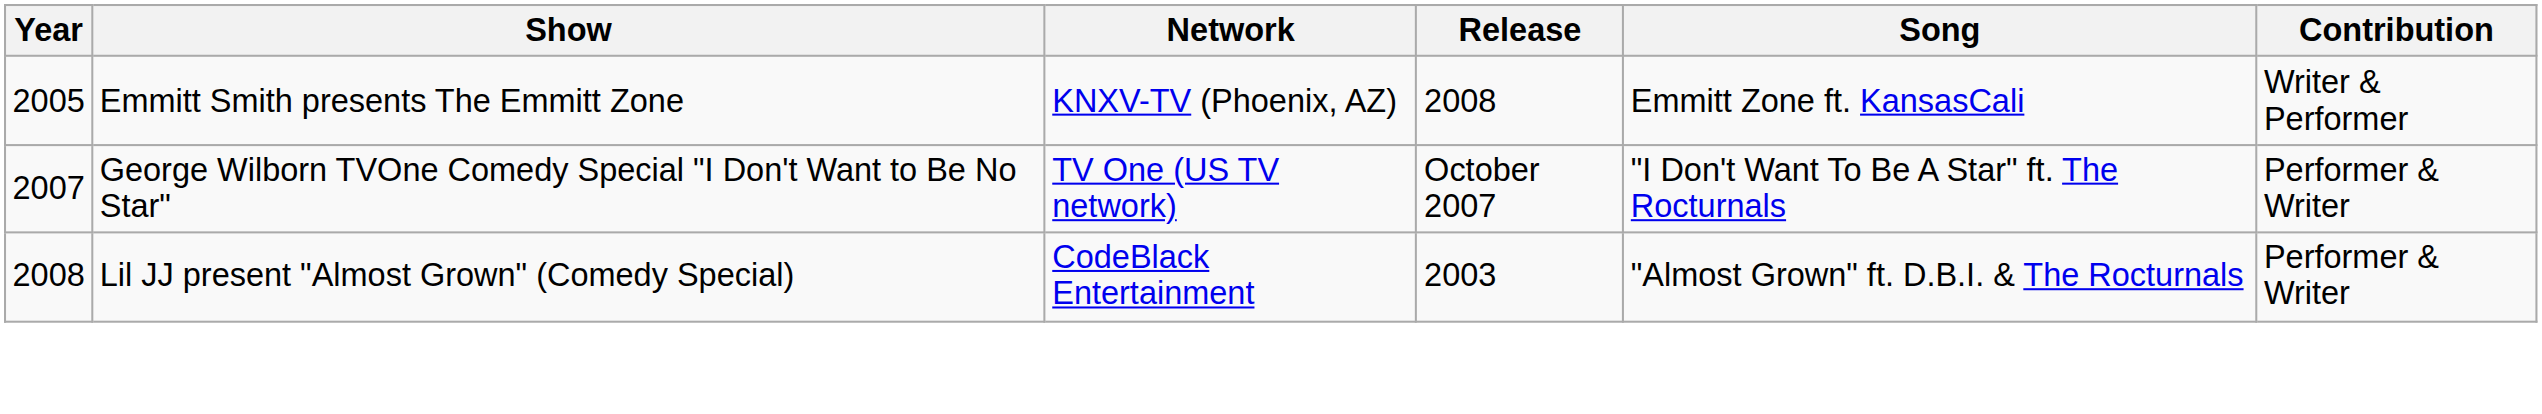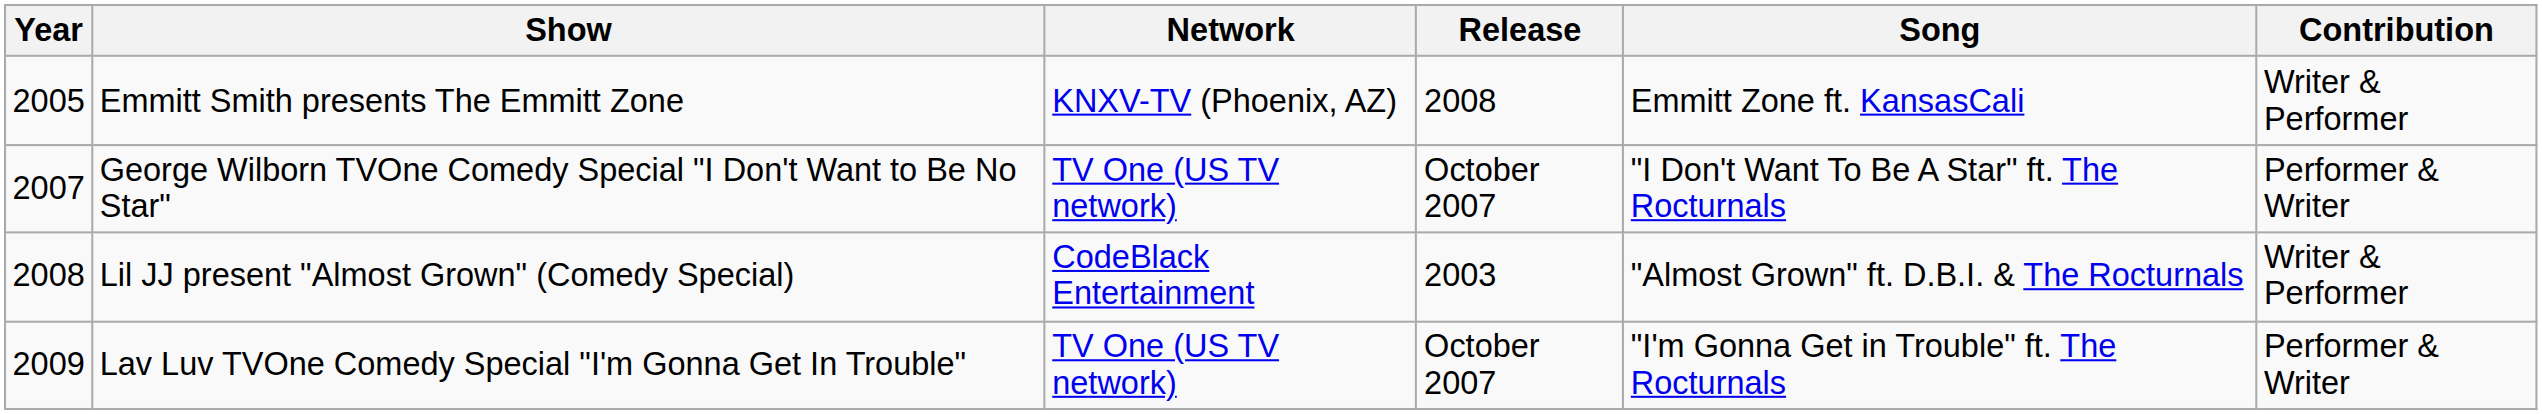(2351, 276) Performer & Writer -> (2336, 276) Writer & Performer
+ row: (533, 364)
